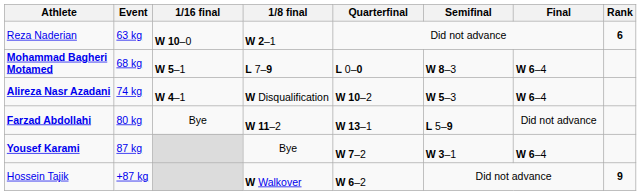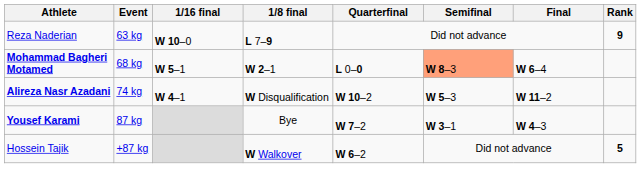(260, 41) W 2–1 -> (259, 41) L 7–9
(620, 36) 6 -> (620, 36) 9
(259, 70) L 7–9 -> (260, 70) W 2–1
(441, 70) no background -> (441, 70) lightsalmon background
(531, 98) W 6–4 -> (534, 98) W 11–2
- row: (49, 120)
(531, 154) W 6–4 -> (531, 126) W 4–3
(620, 177) 9 -> (620, 149) 5
